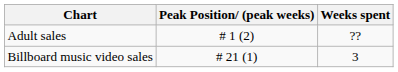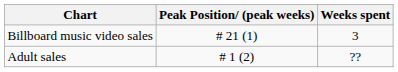rows swapped: (37, 35) <-> (80, 56)
